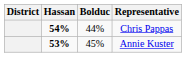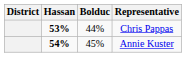(59, 28) 54% -> (59, 28) 53%
(59, 44) 53% -> (59, 44) 54%
